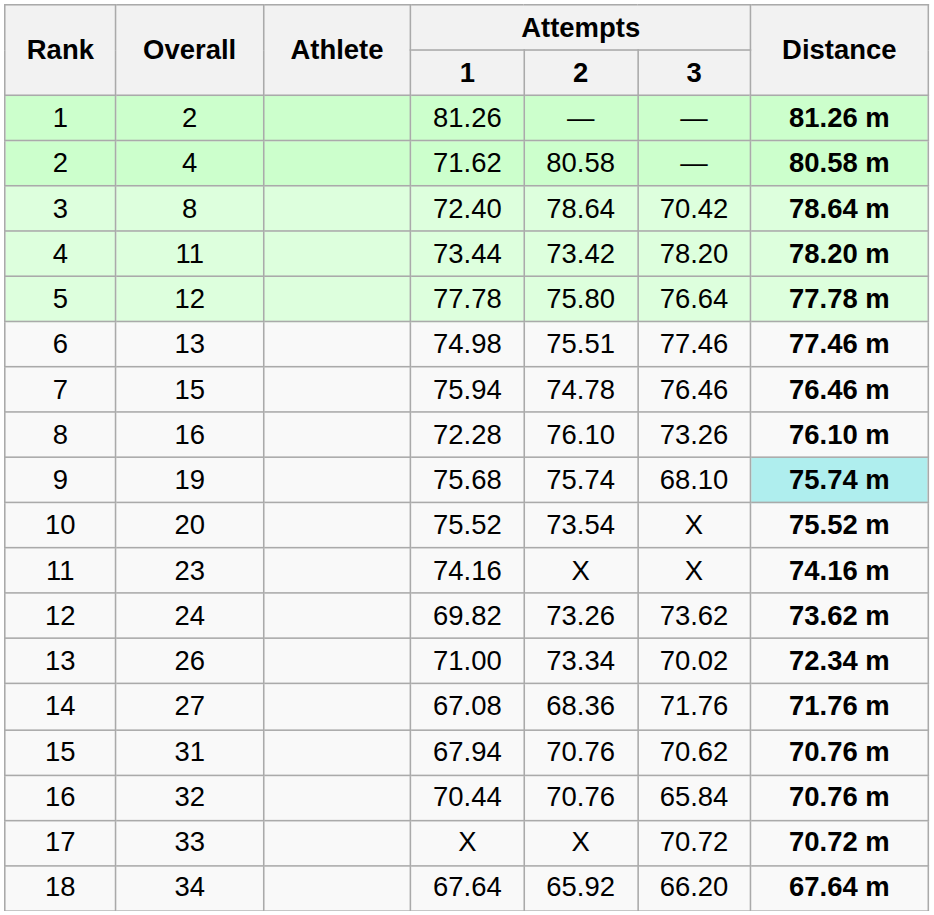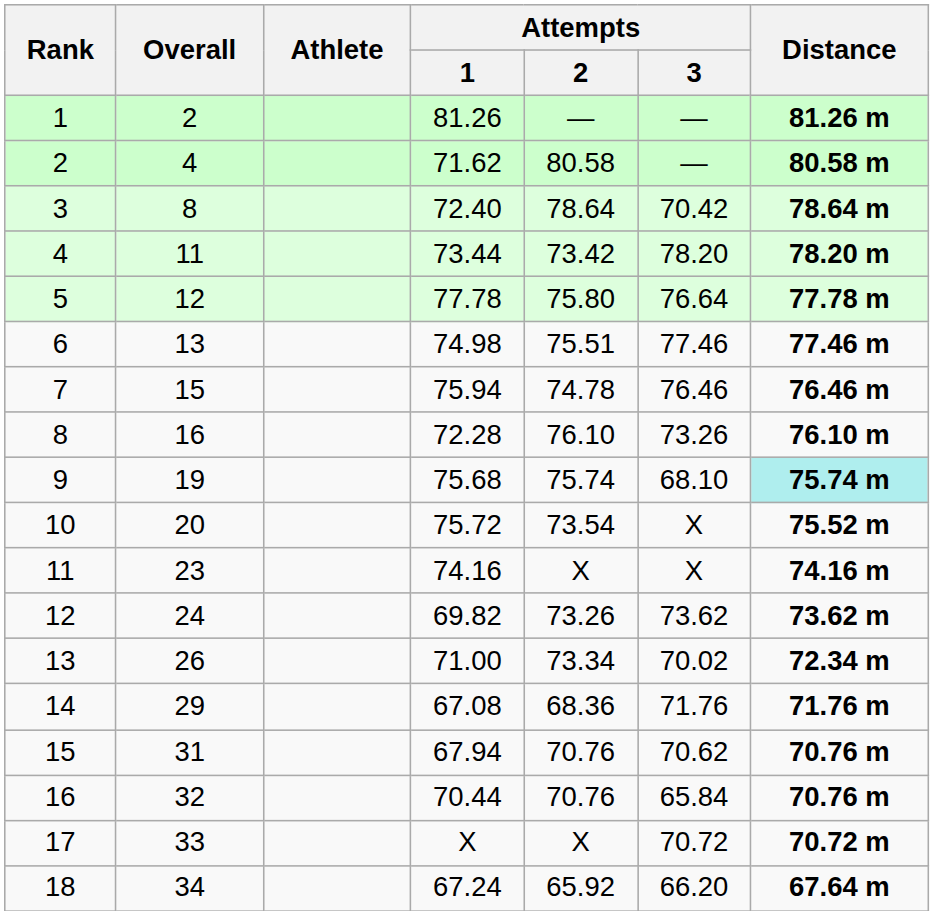(467, 524) 75.52 -> (467, 524) 75.72
(190, 706) 27 -> (190, 706) 29
(467, 887) 67.64 -> (467, 887) 67.24
